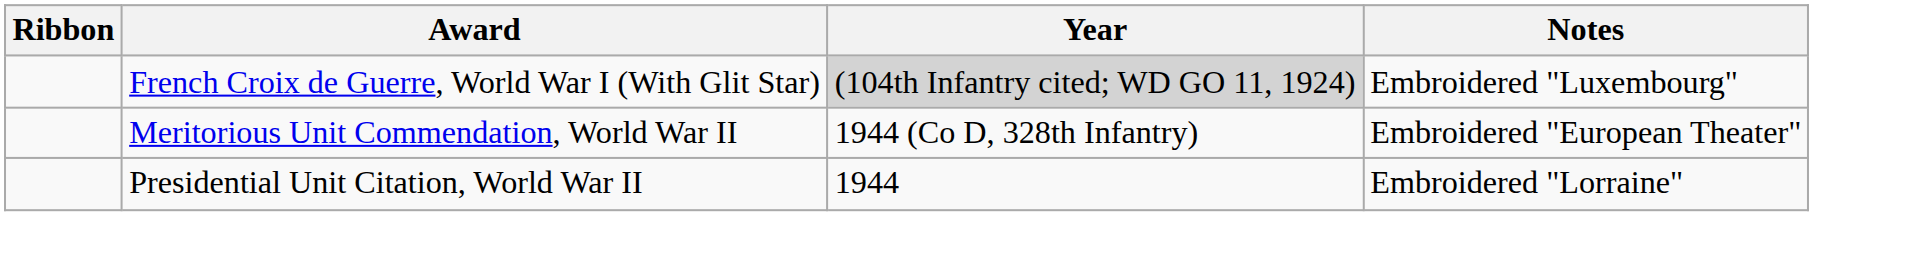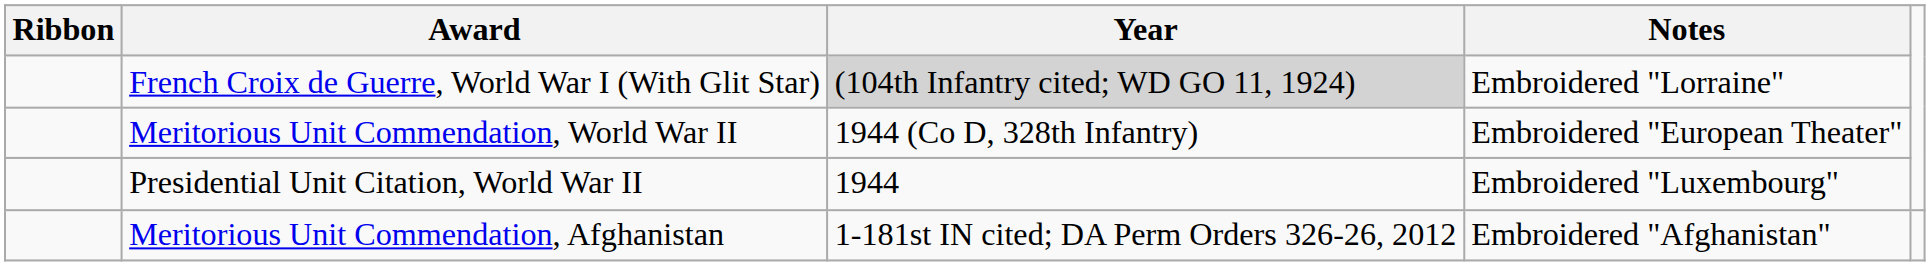(1554, 81) Embroidered "Luxembourg" -> (1628, 81) Embroidered "Lorraine"
(1527, 183) Embroidered "Lorraine" -> (1655, 183) Embroidered "Luxembourg"
+ row: (427, 234)
